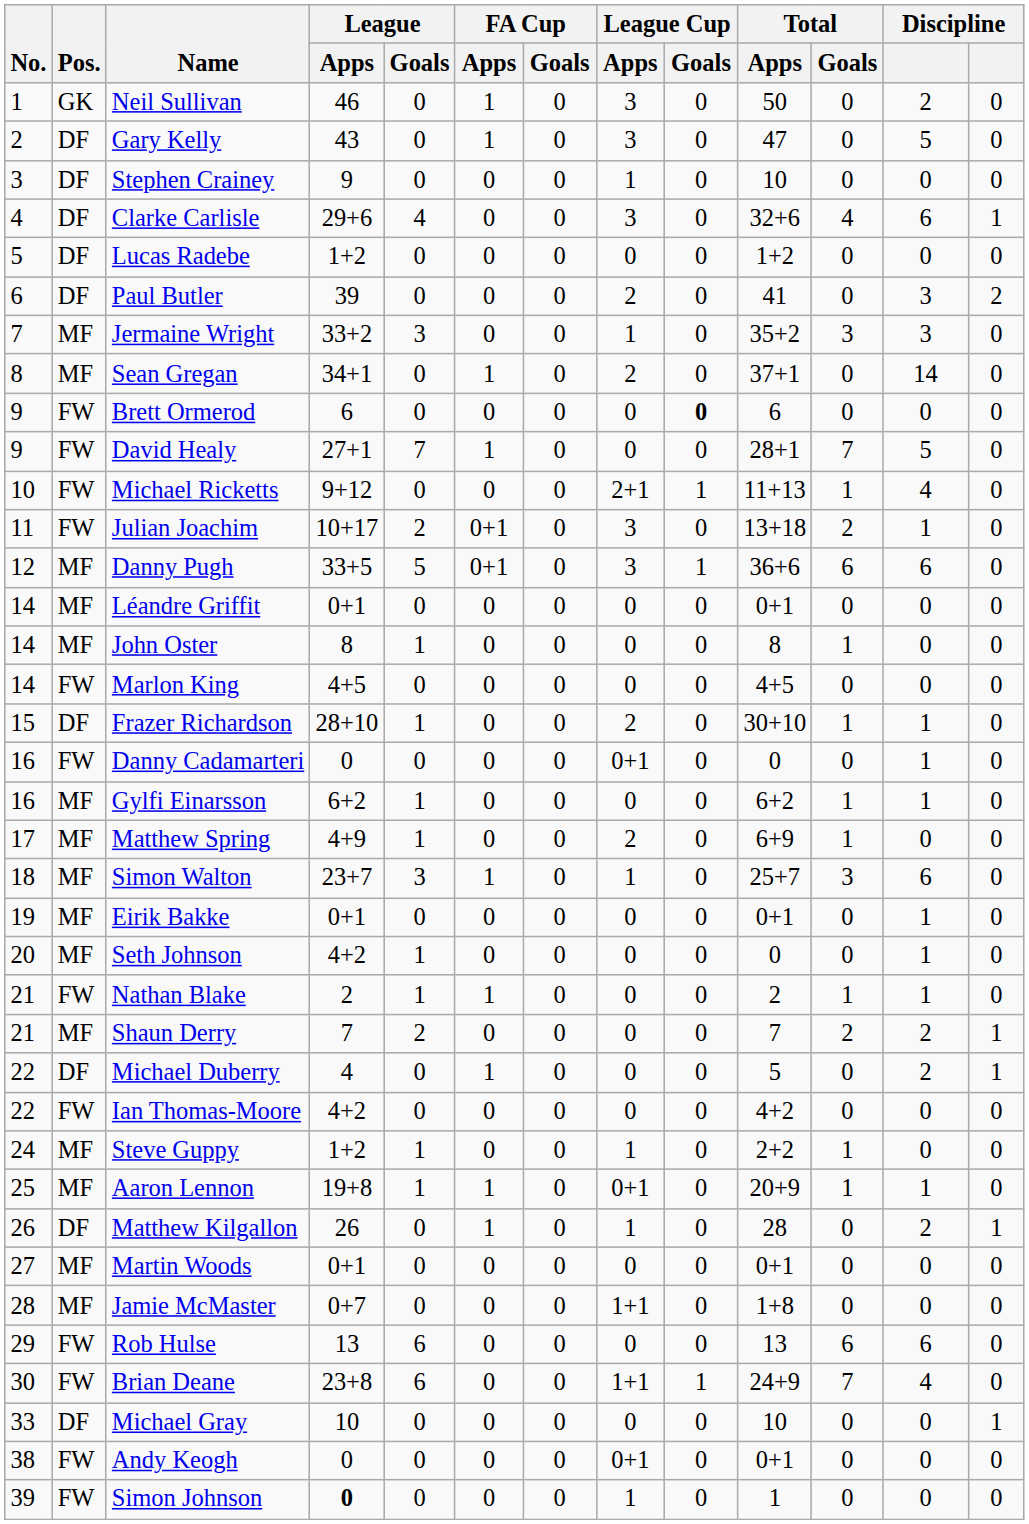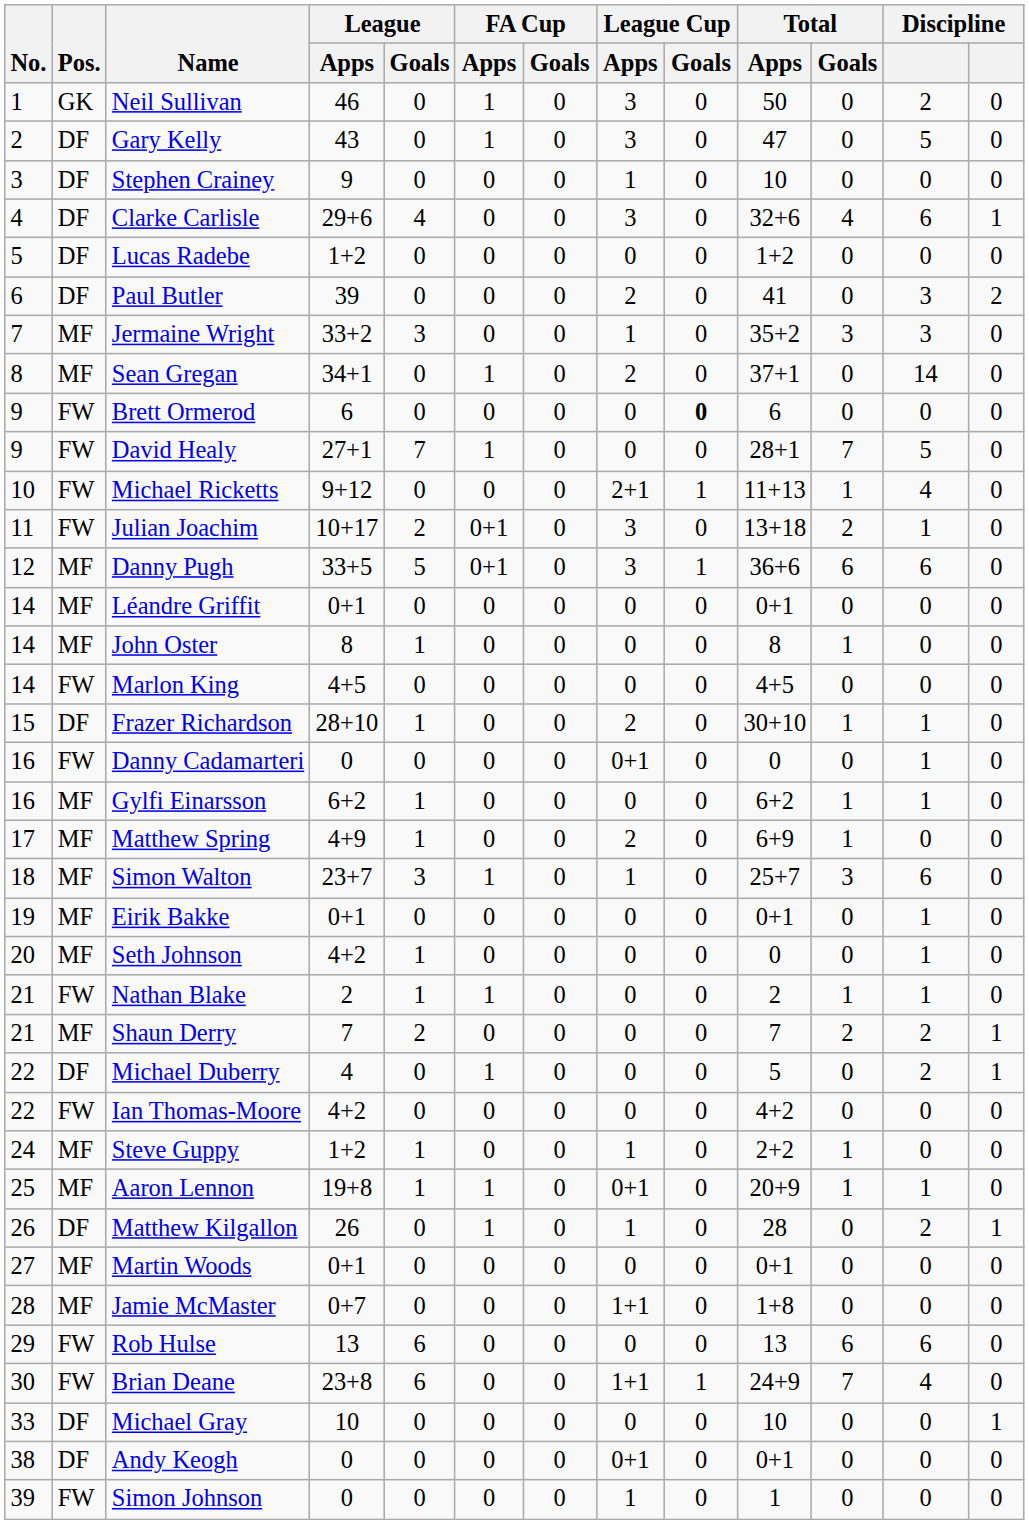(76, 1460) FW -> (73, 1460) DF
(347, 1499) bold -> (347, 1499) normal
